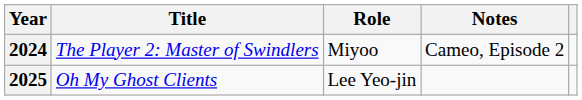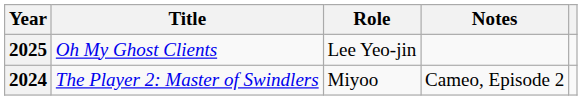rows swapped: (28, 49) <-> (28, 79)
